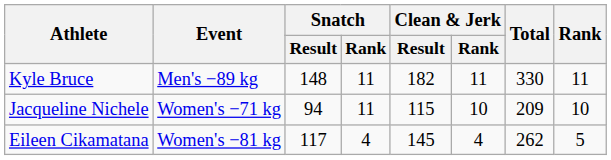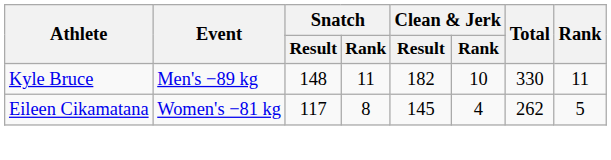(478, 79) 11 -> (478, 79) 10
- row: (79, 109)
(366, 140) 4 -> (366, 109) 8
